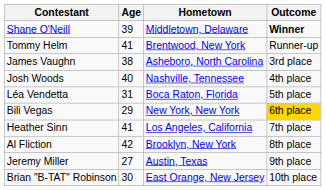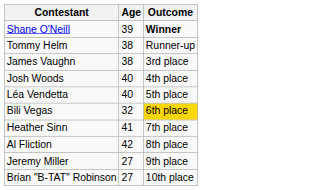- column: (205, 12)
(127, 45) 41 -> (127, 45) 38
(127, 95) 31 -> (127, 95) 40
(127, 111) 29 -> (127, 111) 32
(127, 177) 30 -> (127, 177) 27
